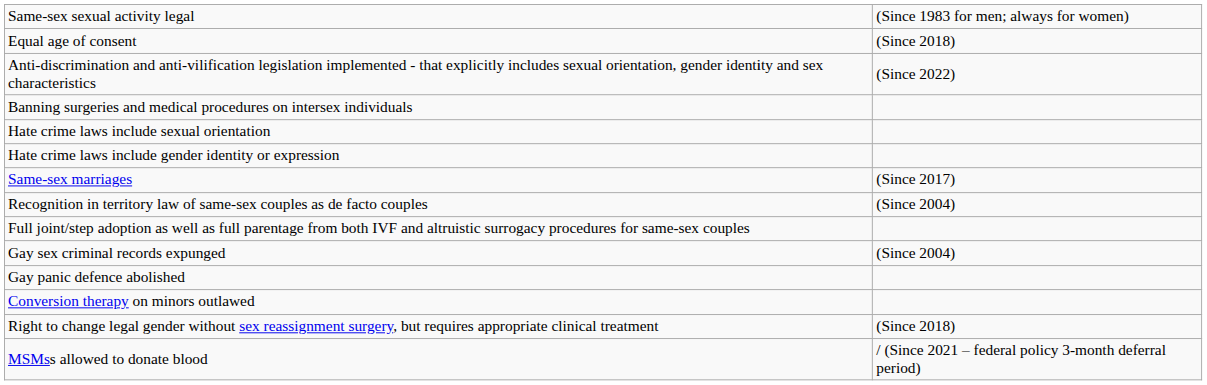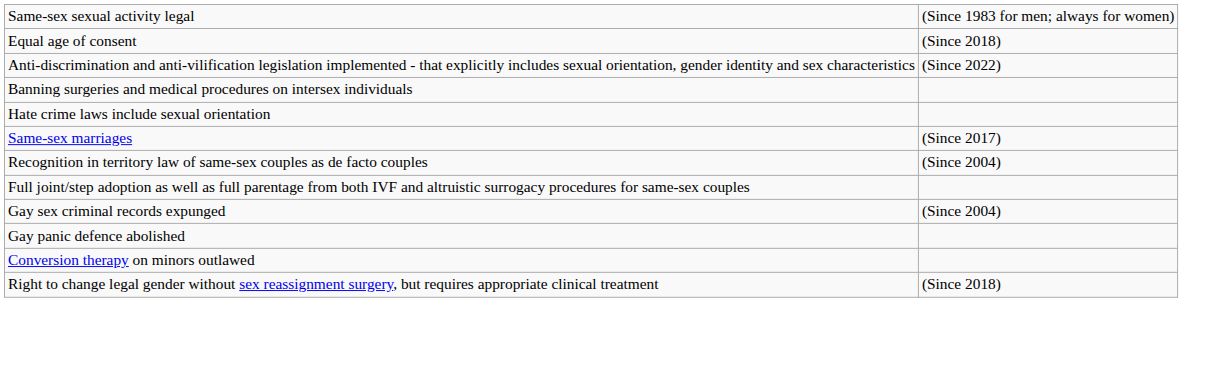- row: (174, 155)
- row: (108, 359)
